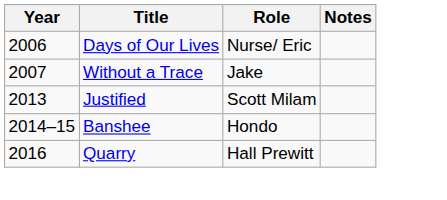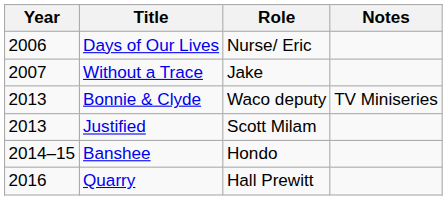+ row: (142, 99)
